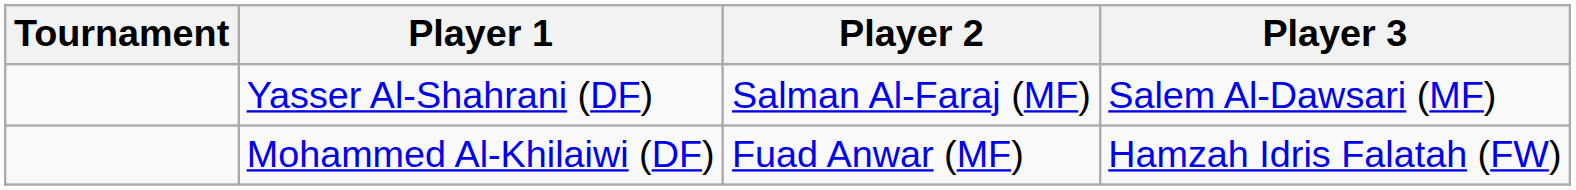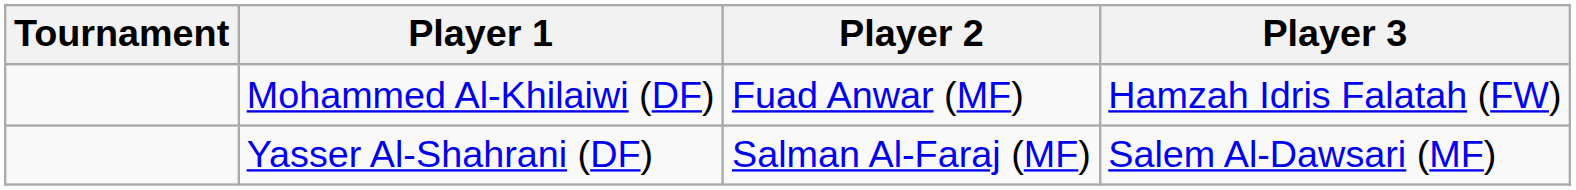rows swapped: (481, 154) <-> (450, 94)
